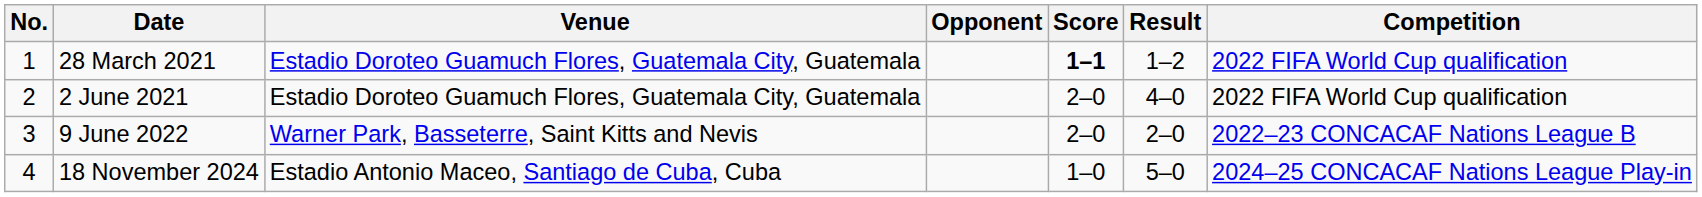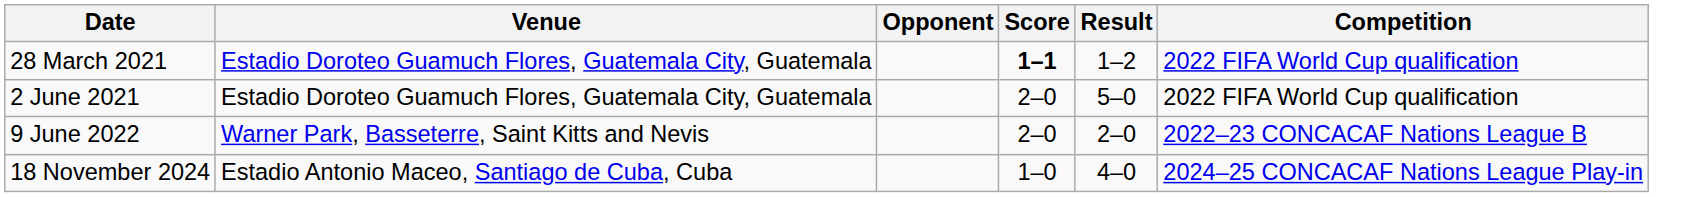- column: (29, 23)
(1165, 97) 4–0 -> (1117, 97) 5–0
(1165, 172) 5–0 -> (1117, 172) 4–0
